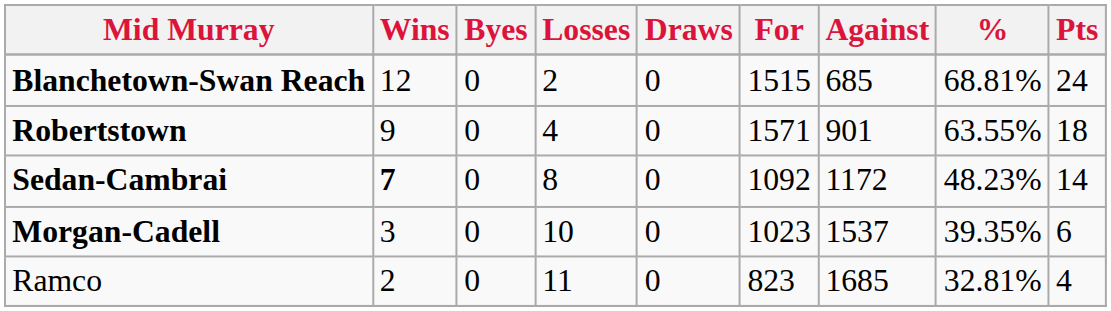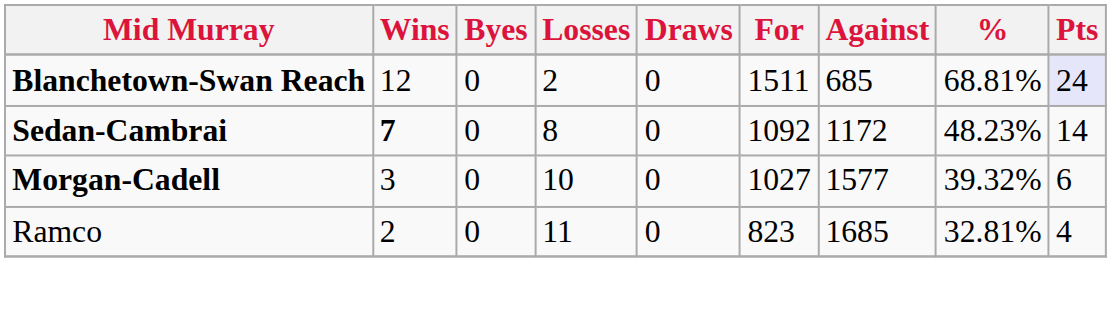(779, 79) 1515 -> (779, 79) 1511
(1072, 79) no background -> (1072, 79) lavender background
- row: (99, 130)
(779, 230) 1023 -> (779, 180) 1027
(857, 230) 1537 -> (857, 180) 1577
(993, 230) 39.35% -> (993, 180) 39.32%
